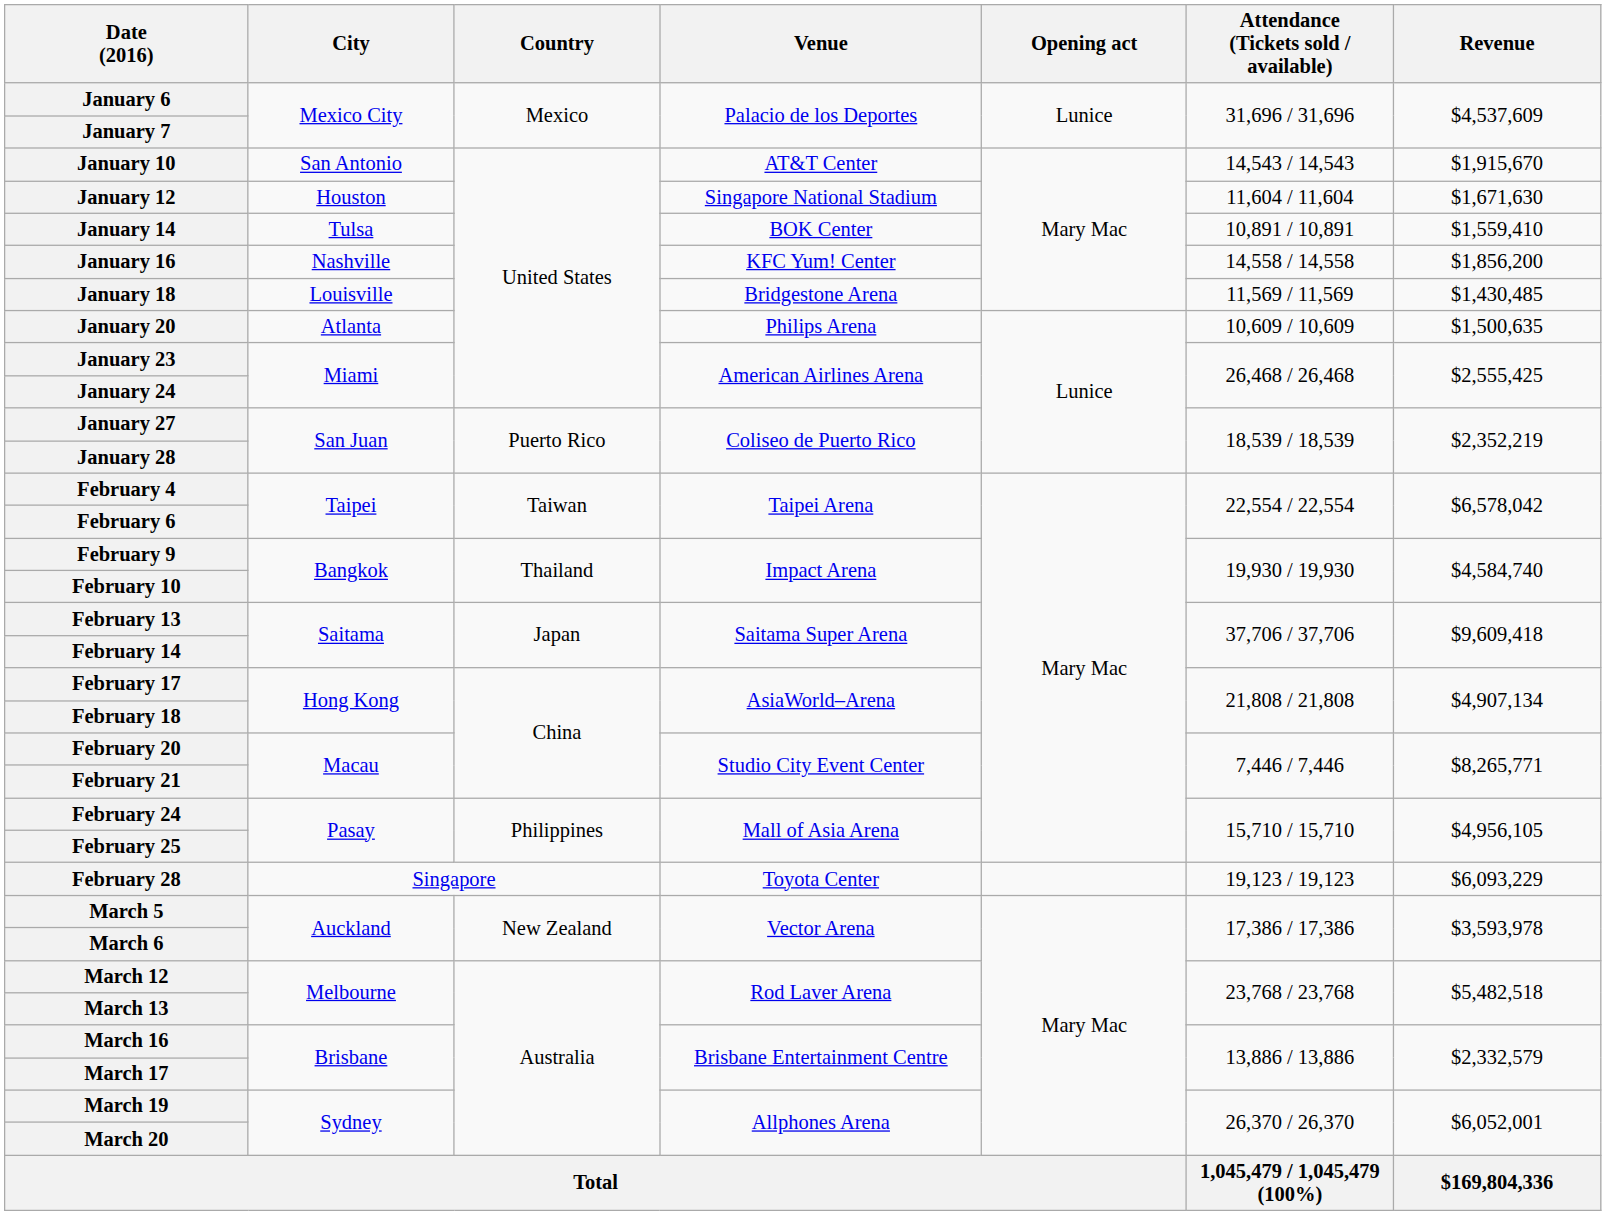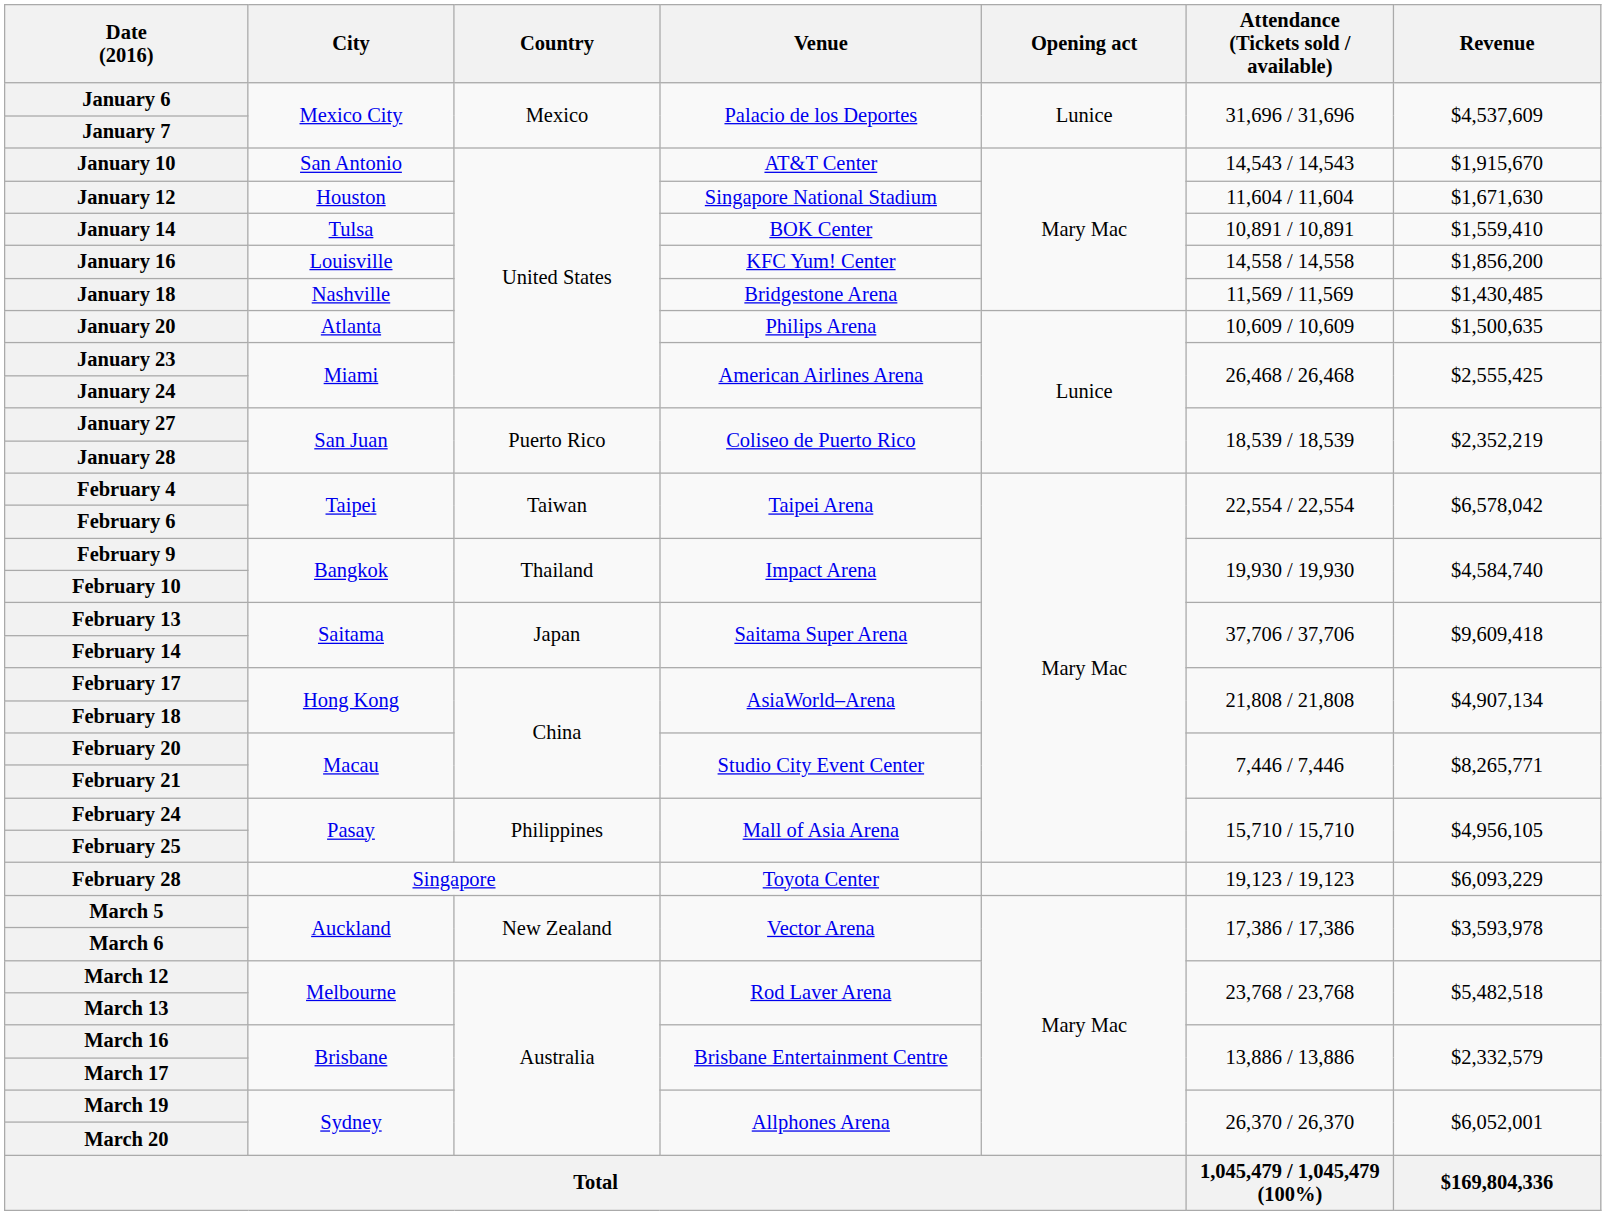(351, 261) Nashville -> (351, 261) Louisville
(351, 294) Louisville -> (351, 294) Nashville
